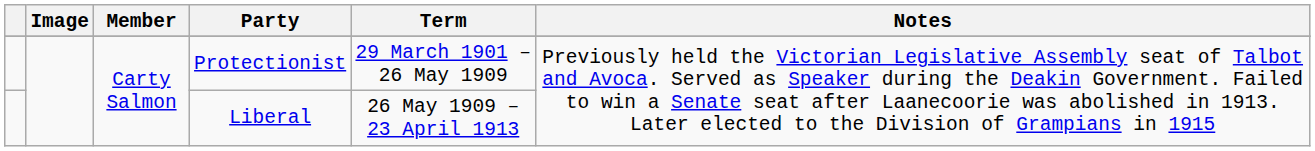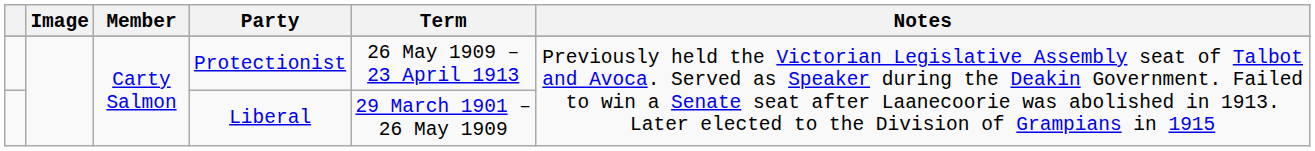(443, 64) 29 March 1901 – 26 May 1909 -> (443, 64) 26 May 1909 – 23 April 1913
(443, 118) 26 May 1909 – 23 April 1913 -> (443, 118) 29 March 1901 – 26 May 1909
